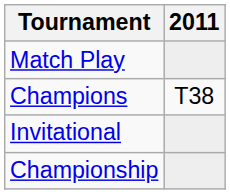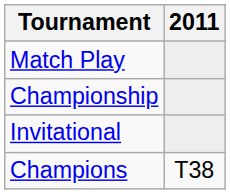rows swapped: (84, 170) <-> (69, 96)
